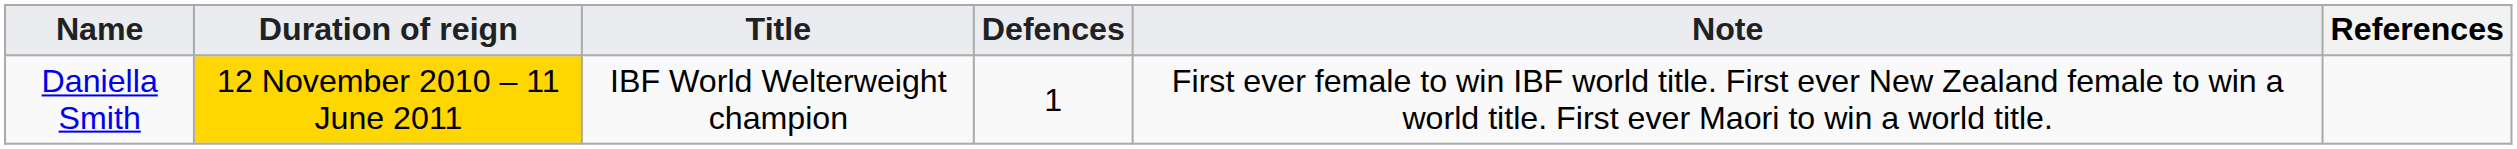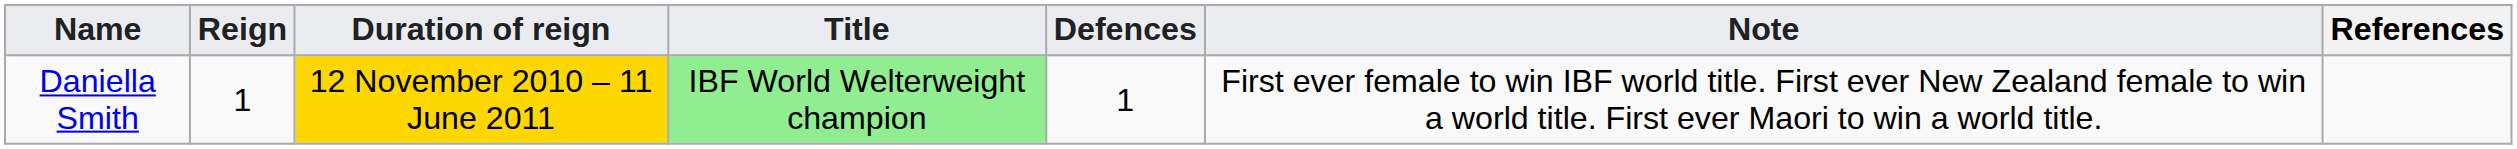+ column: (243, 30)
(778, 99) no background -> (857, 99) lightgreen background
